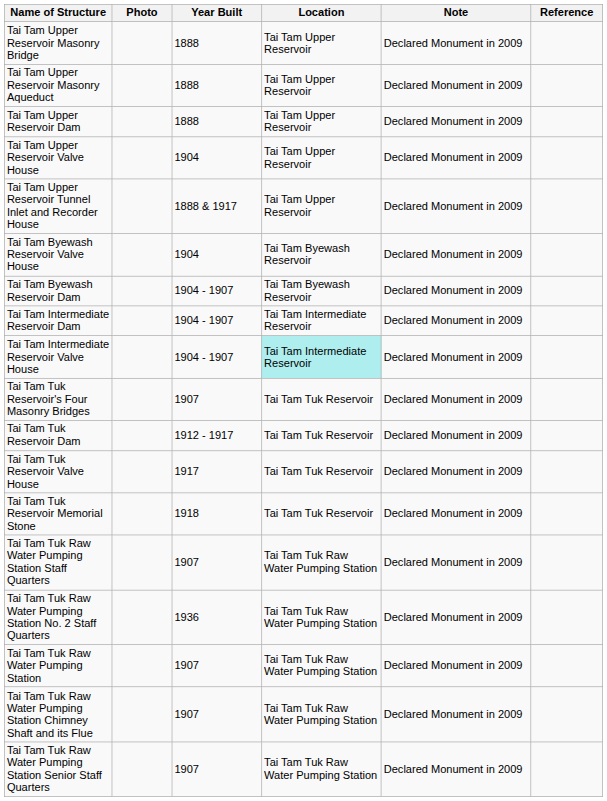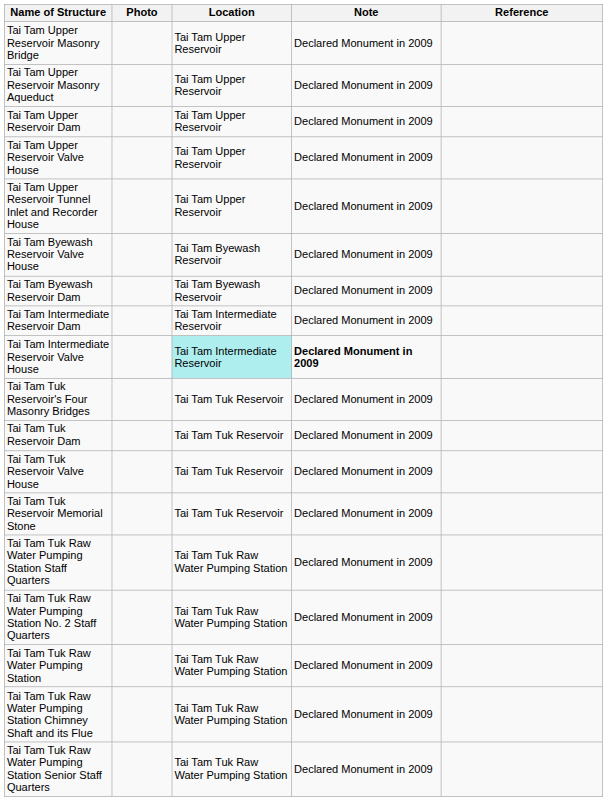- column: (217, 13)
(453, 357) normal -> (353, 357) bold
